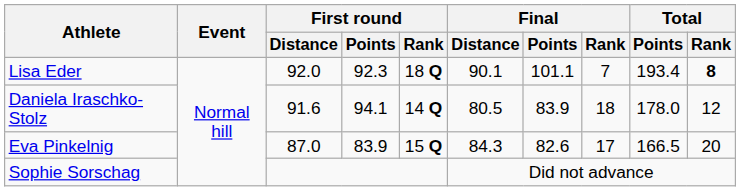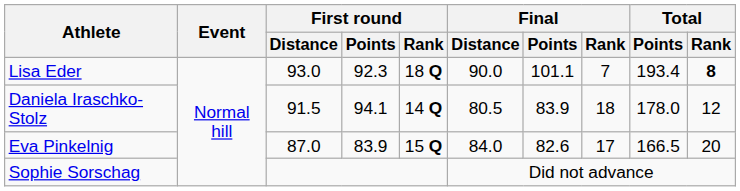(304, 72) 92.0 -> (304, 72) 93.0
(485, 72) 90.1 -> (485, 72) 90.0
(304, 109) 91.6 -> (304, 109) 91.5
(485, 146) 84.3 -> (485, 146) 84.0
